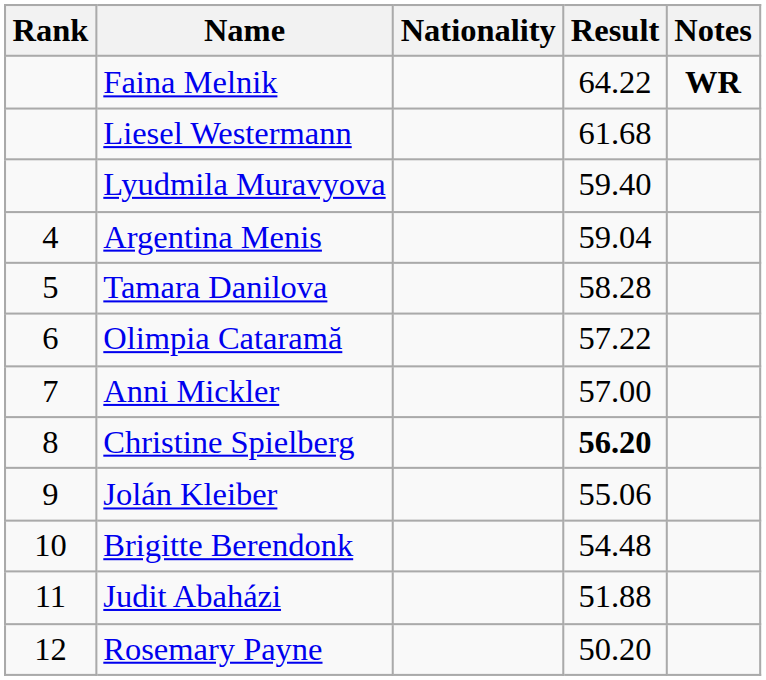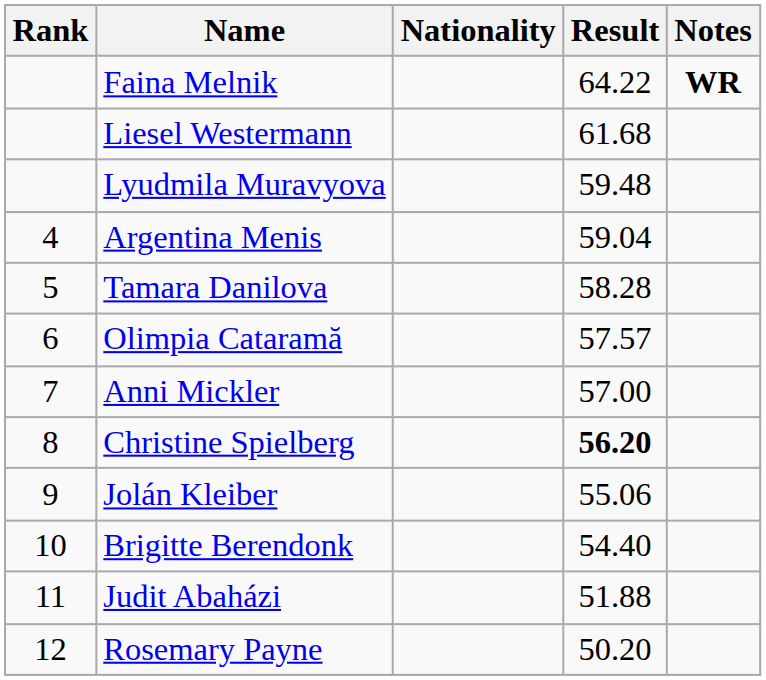(615, 184) 59.40 -> (615, 184) 59.48
(615, 339) 57.22 -> (615, 339) 57.57
(615, 545) 54.48 -> (615, 545) 54.40
